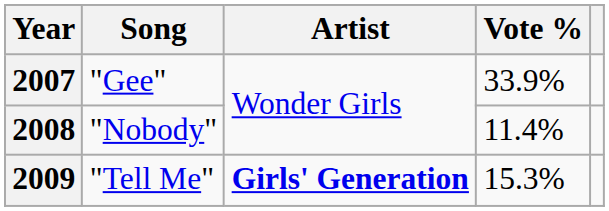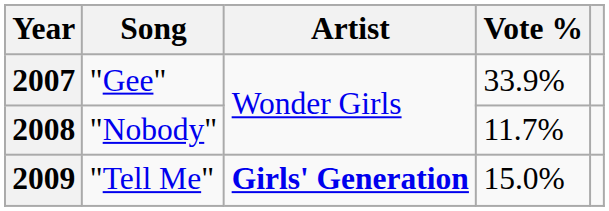(524, 129) 11.4% -> (524, 129) 11.7%
(524, 179) 15.3% -> (524, 179) 15.0%
